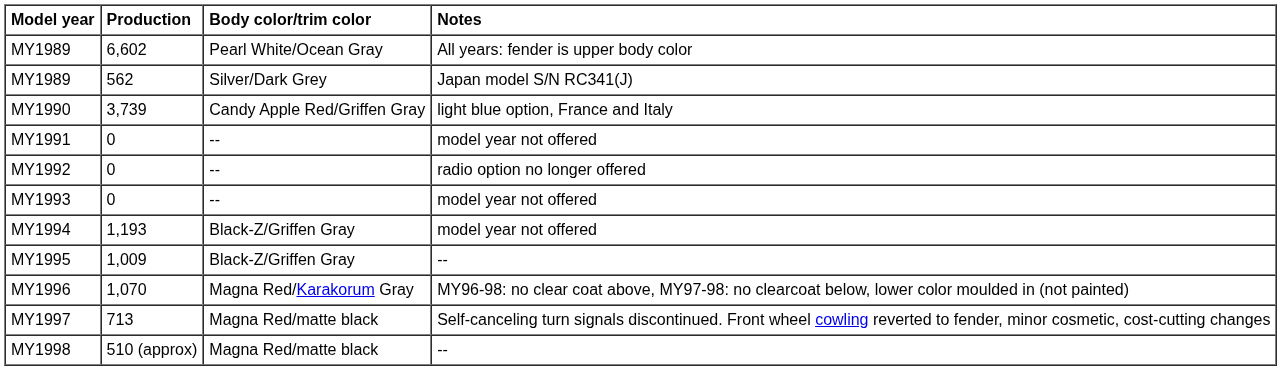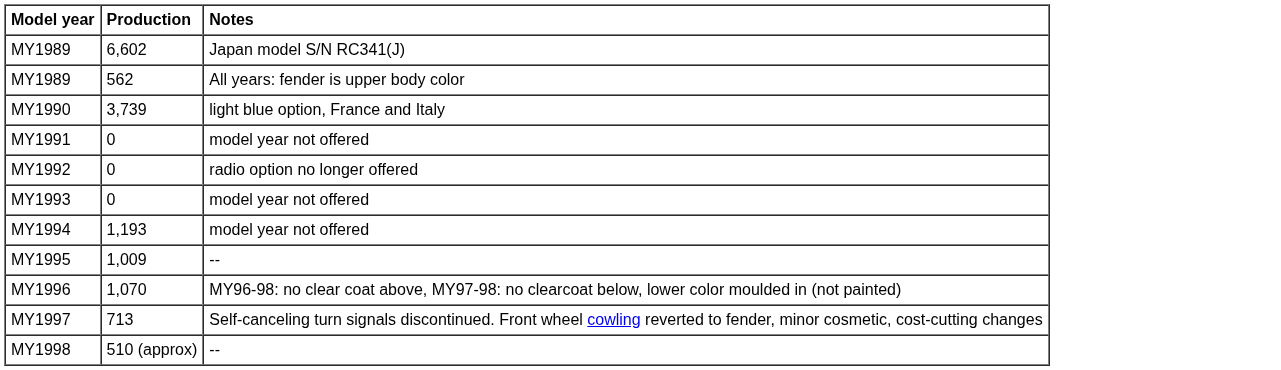- column: (290, 20)
(565, 50) All years: fender is upper body color -> (307, 50) Japan model S/N RC341(J)
(535, 80) Japan model S/N RC341(J) -> (337, 80) All years: fender is upper body color
